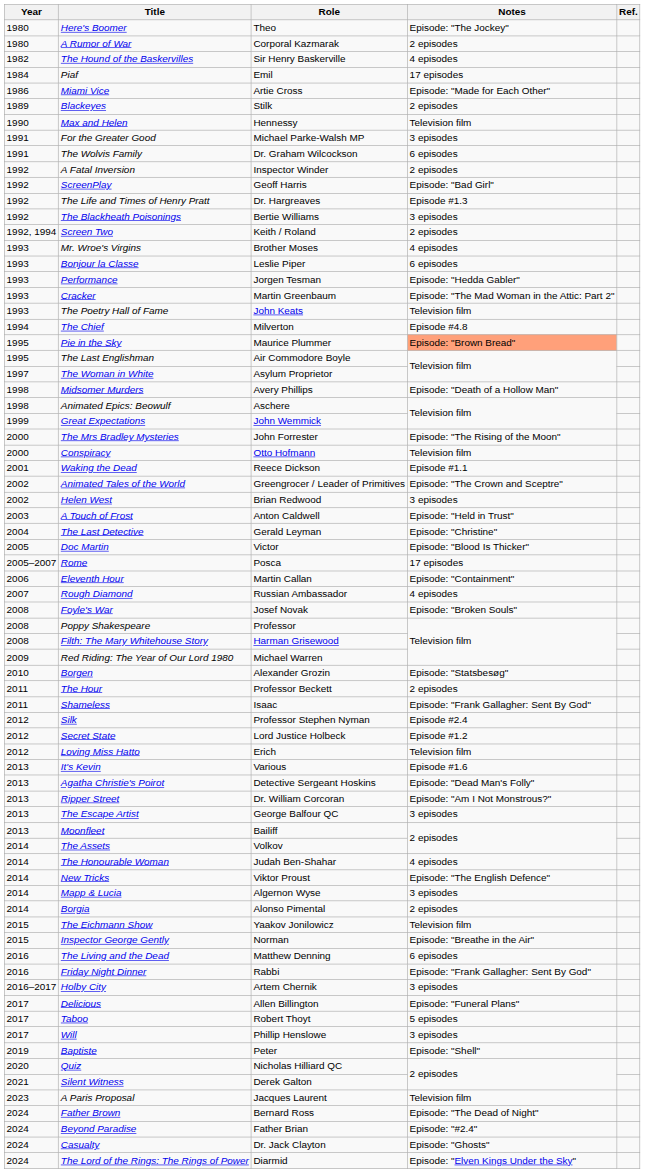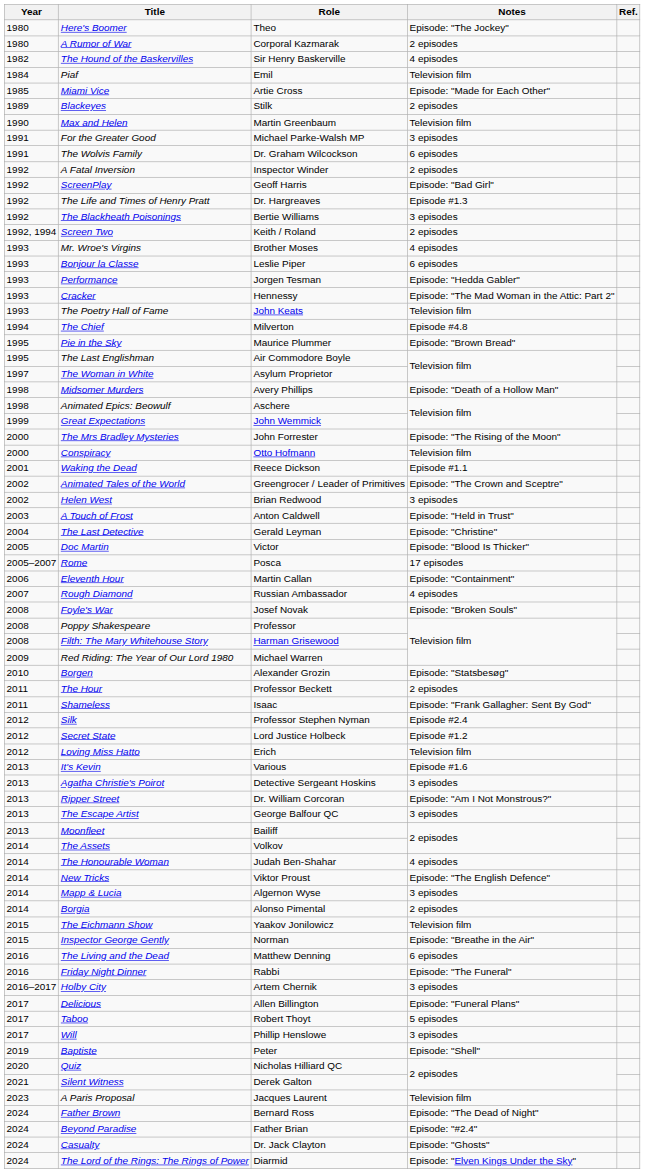(436, 75) 17 episodes -> (440, 75) Television film
(18, 91) 1986 -> (18, 91) 1985
(275, 122) Hennessy -> (295, 122) Martin Greenbaum
(295, 295) Martin Greenbaum -> (275, 295) Hennessy
(462, 342) lightsalmon background -> (462, 342) no background
(472, 783) Episode: "Dead Man's Folly" -> (434, 783) 3 episodes
(500, 972) Episode: "Frank Gallagher: Sent By God" -> (461, 972) Episode: "The Funeral"
